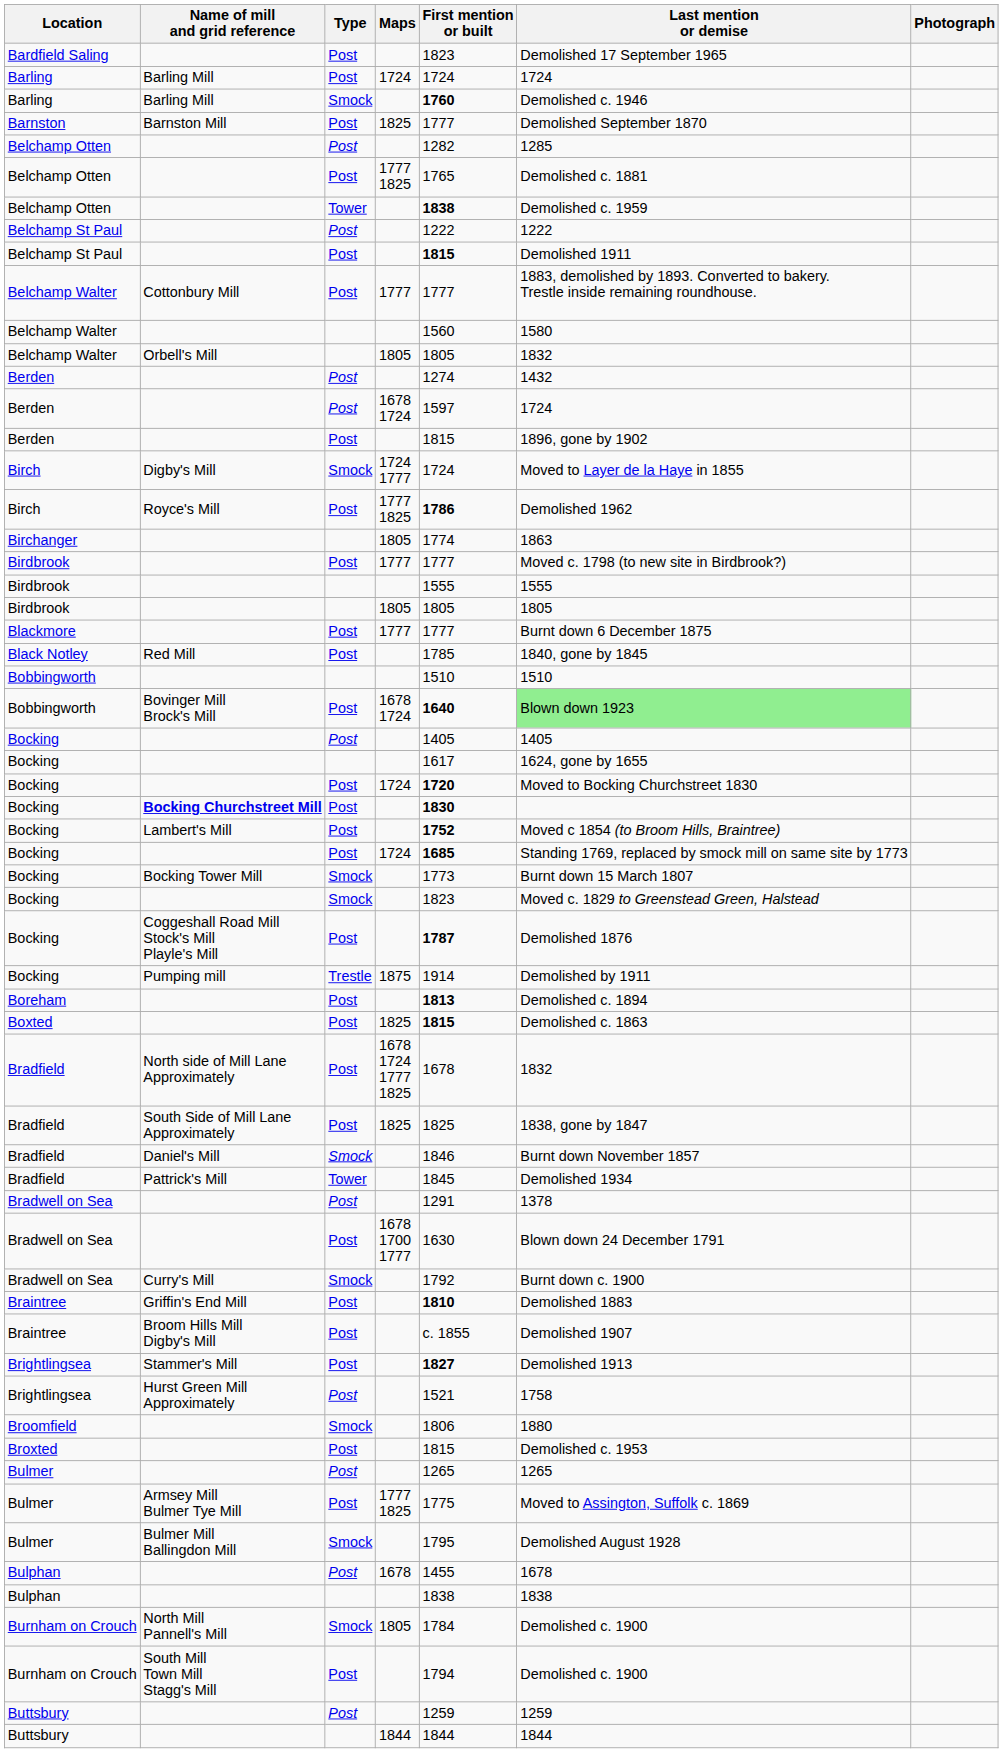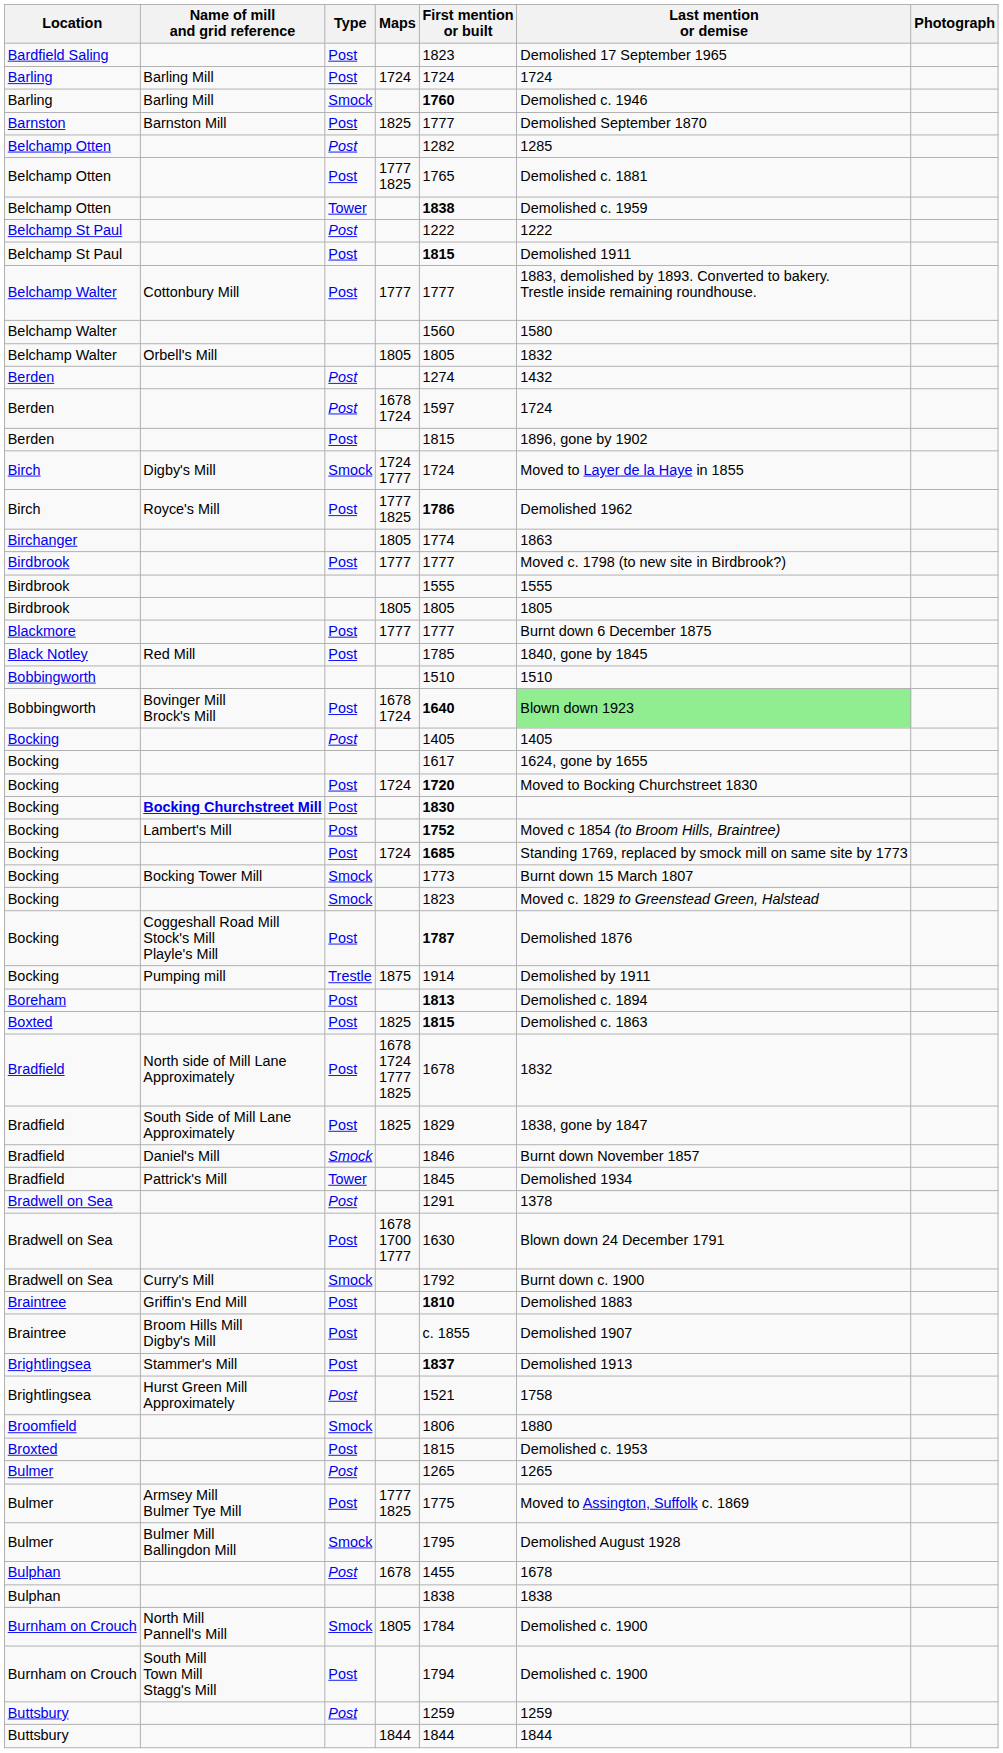(438, 1125) 1825 -> (438, 1125) 1829
(438, 1364) 1827 -> (438, 1364) 1837
